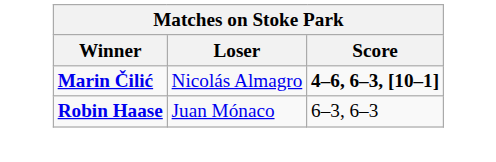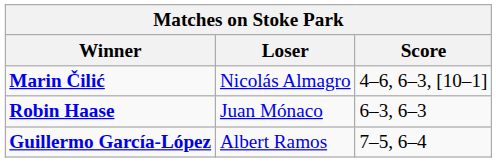(375, 80) bold -> (423, 80) normal
+ row: (110, 141)
